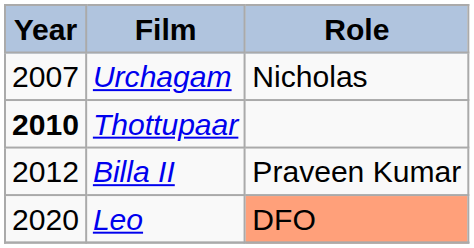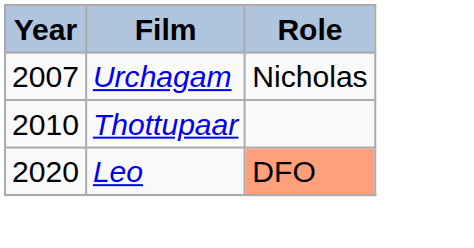(45, 124) bold -> (45, 124) normal
- row: (134, 172)
